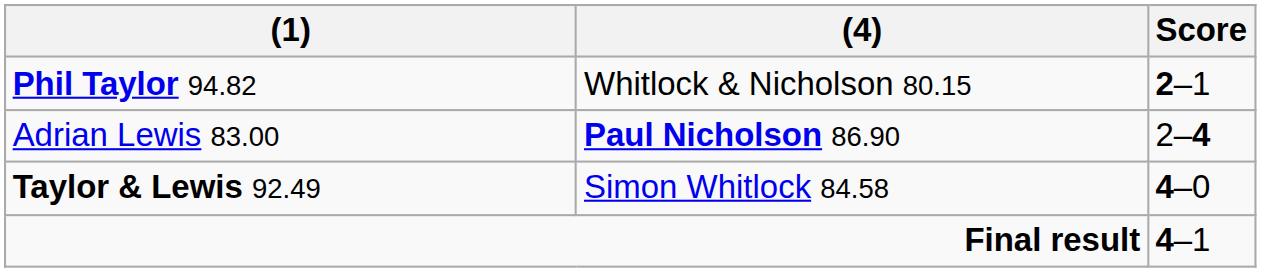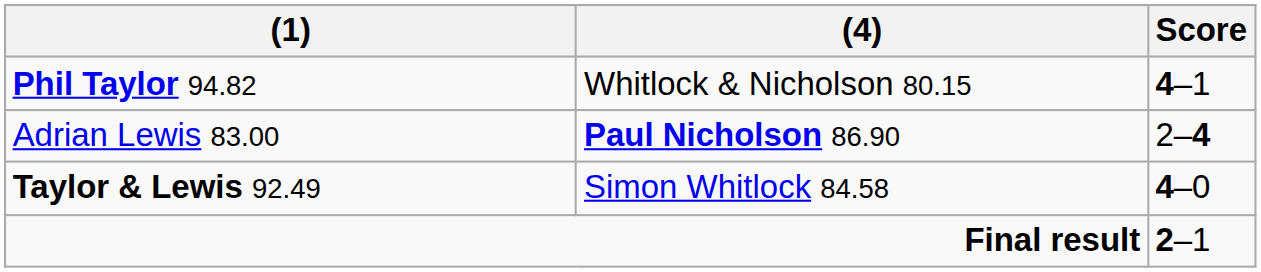(1183, 82) 2–1 -> (1183, 82) 4–1
(1183, 239) 4–1 -> (1183, 239) 2–1
